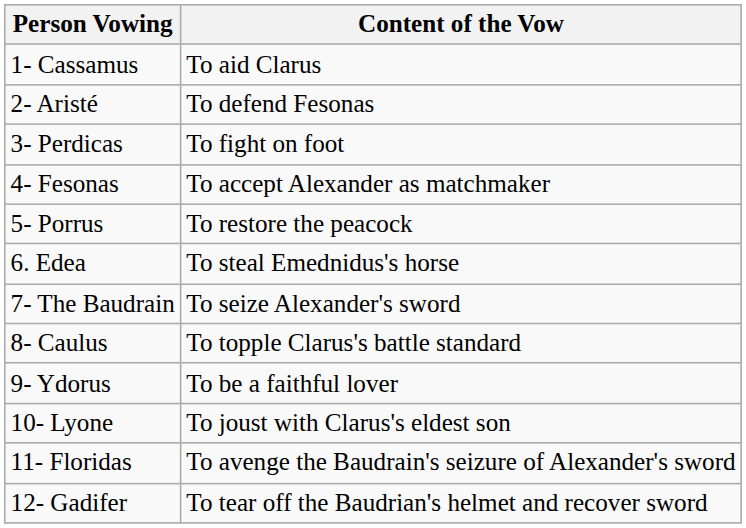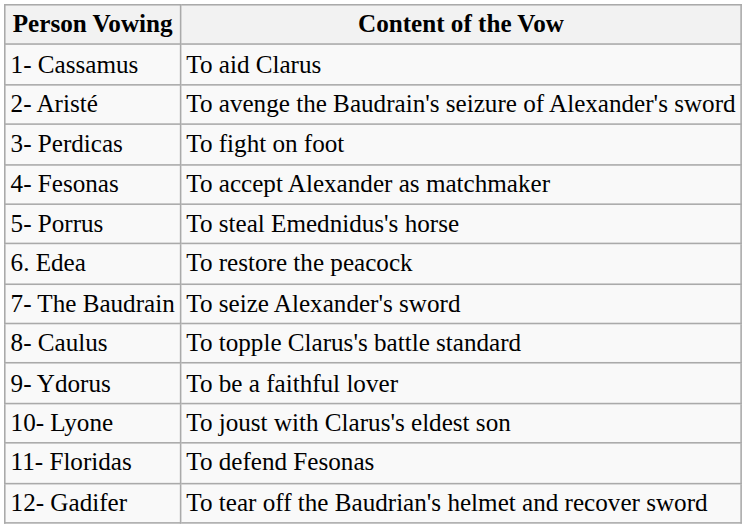(280, 104) To defend Fesonas -> (461, 104) To avenge the Baudrain's seizure of Alexander's sword
(299, 223) To restore the peacock -> (323, 223) To steal Emednidus's horse
(323, 263) To steal Emednidus's horse -> (299, 263) To restore the peacock
(461, 462) To avenge the Baudrain's seizure of Alexander's sword -> (280, 462) To defend Fesonas
